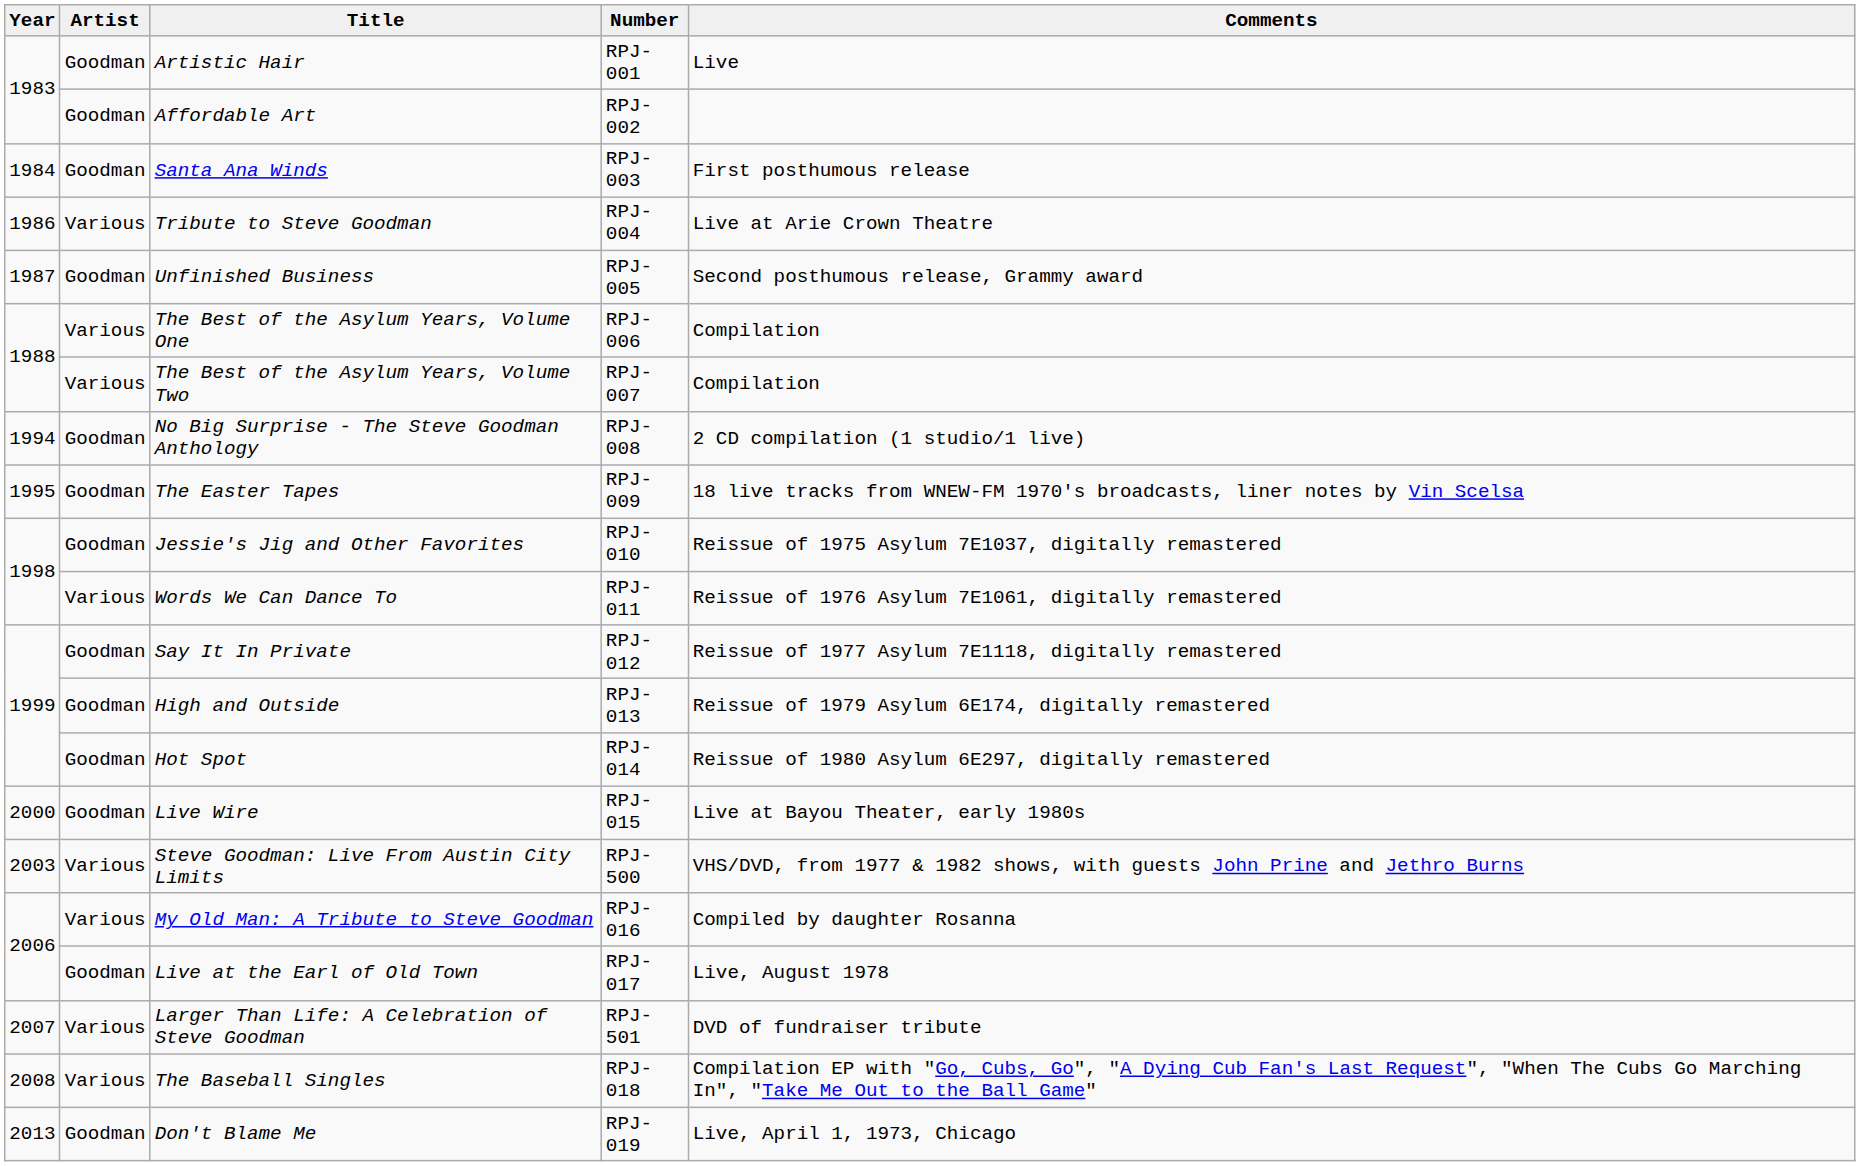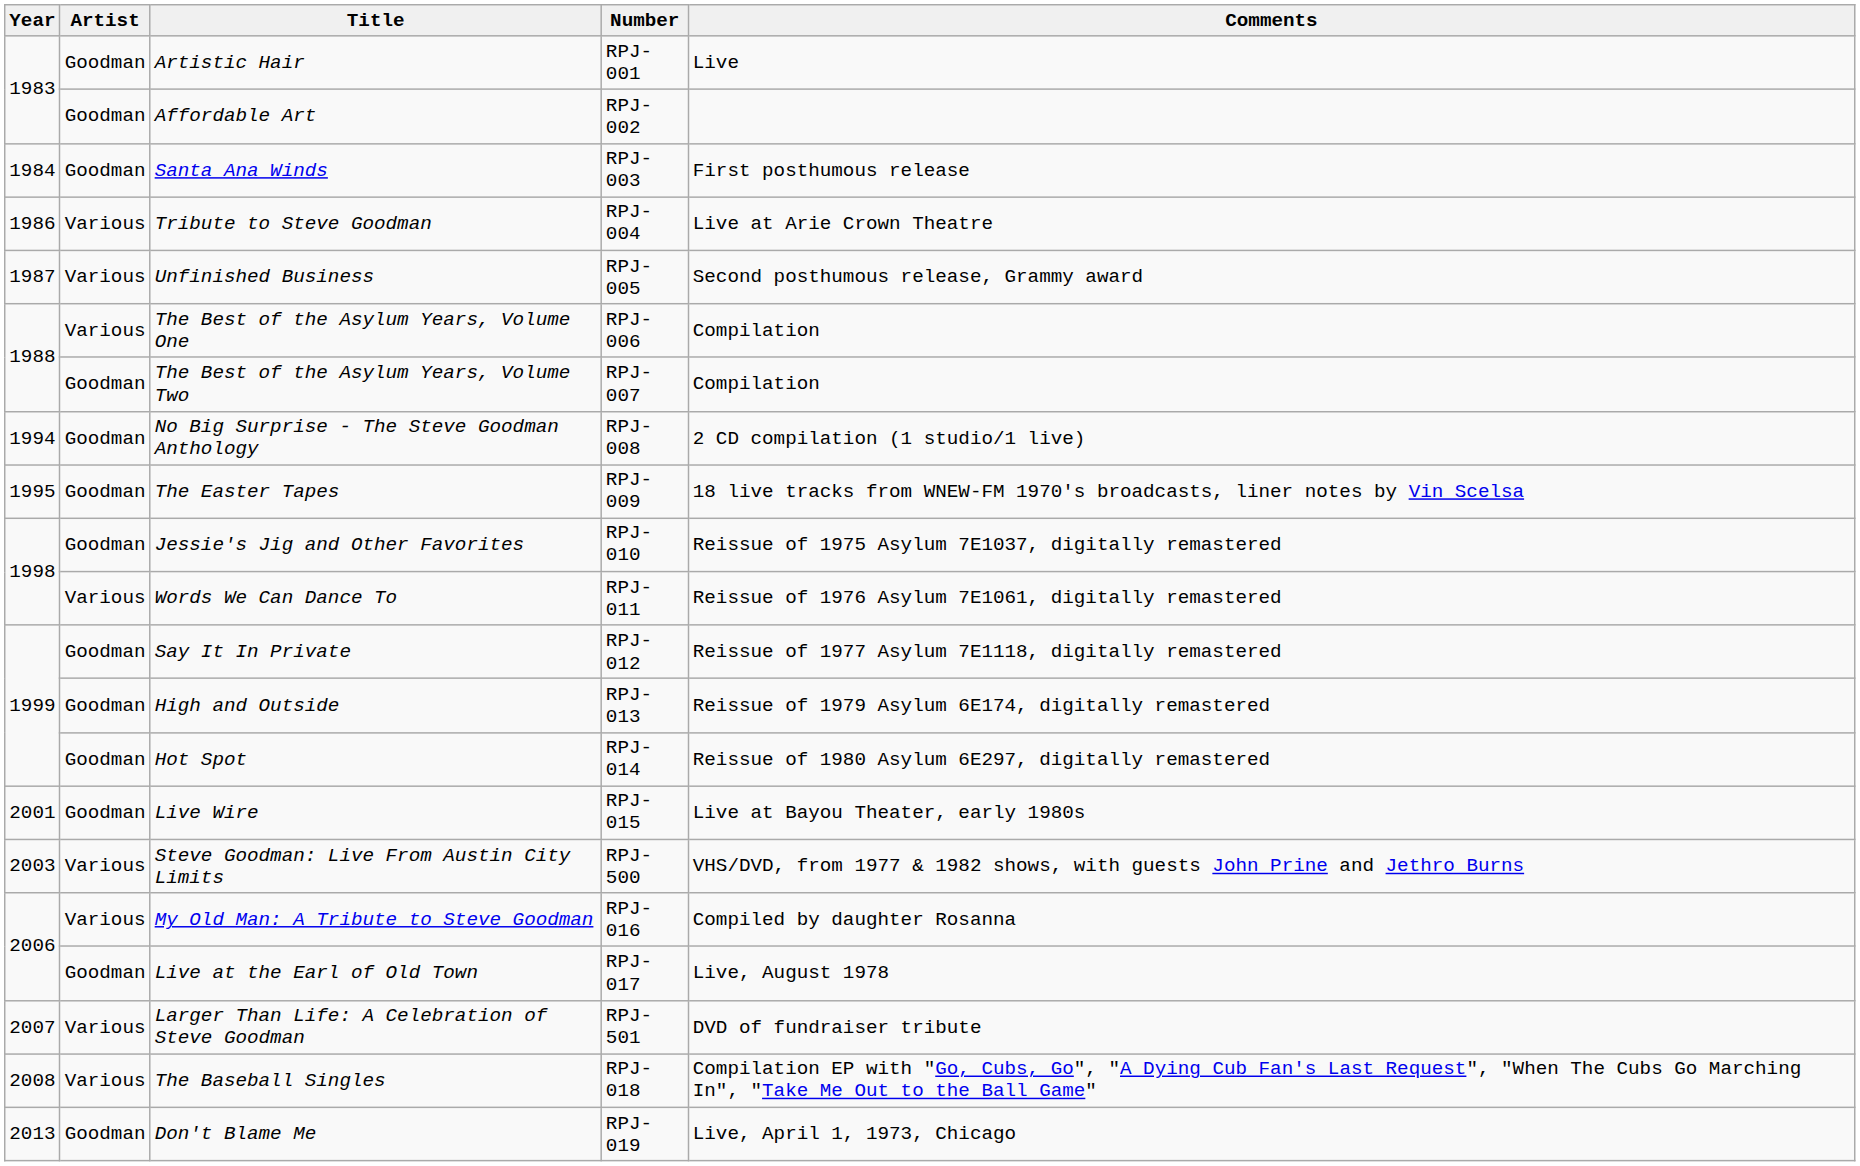(105, 277) Goodman -> (105, 277) Various
(105, 384) Various -> (105, 384) Goodman
(32, 813) 2000 -> (32, 813) 2001
